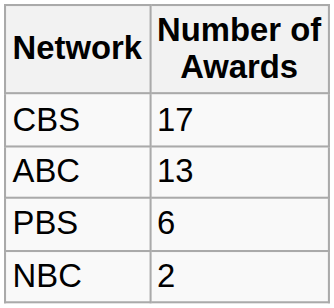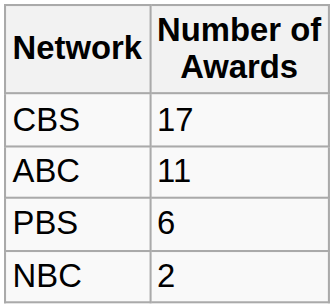(175, 171) 13 -> (174, 171) 11
